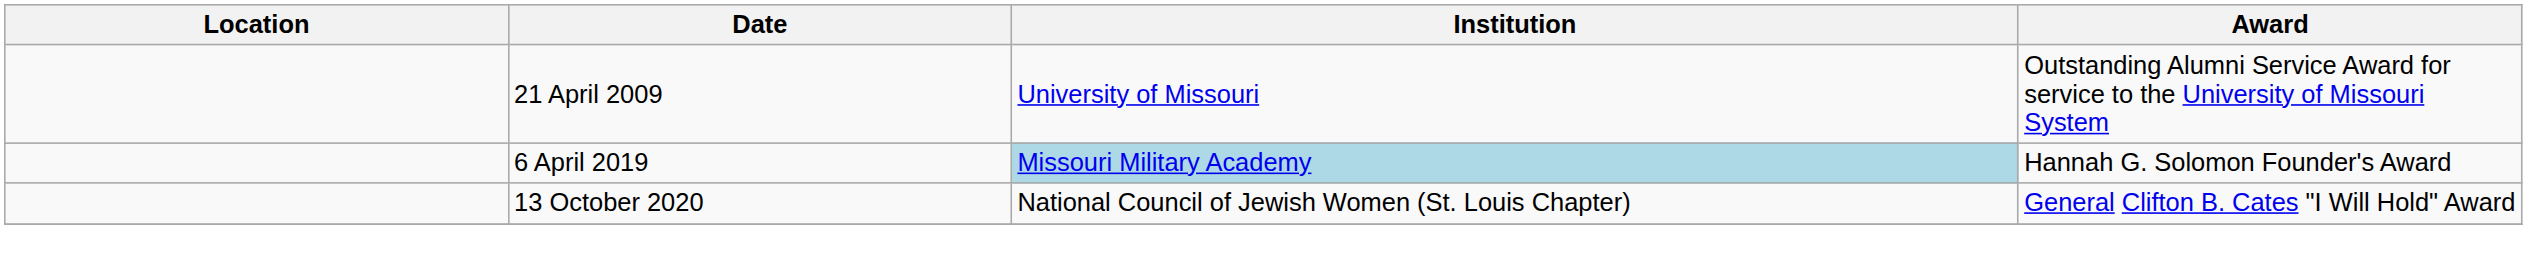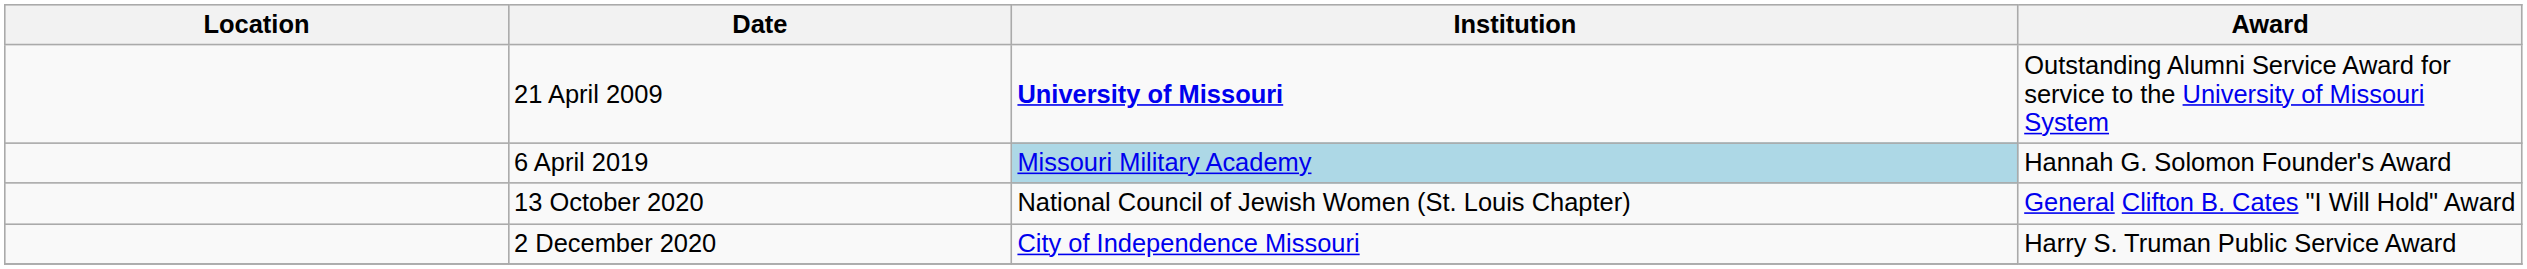(1138, 93) normal -> (1150, 93) bold
+ row: (615, 243)
